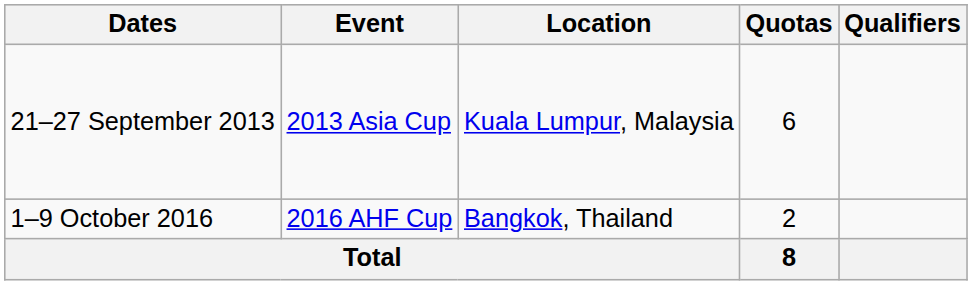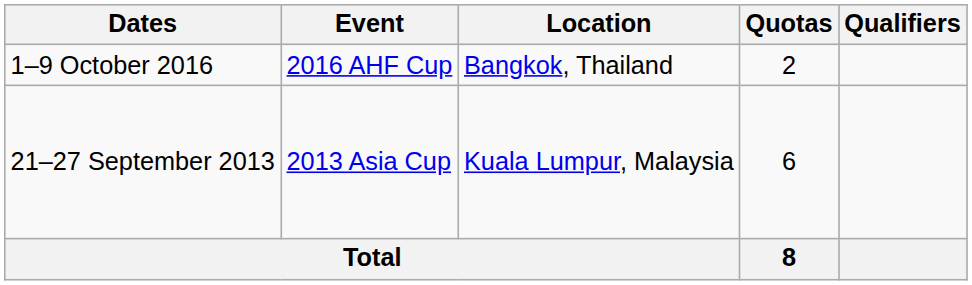rows swapped: (143, 121) <-> (112, 218)
